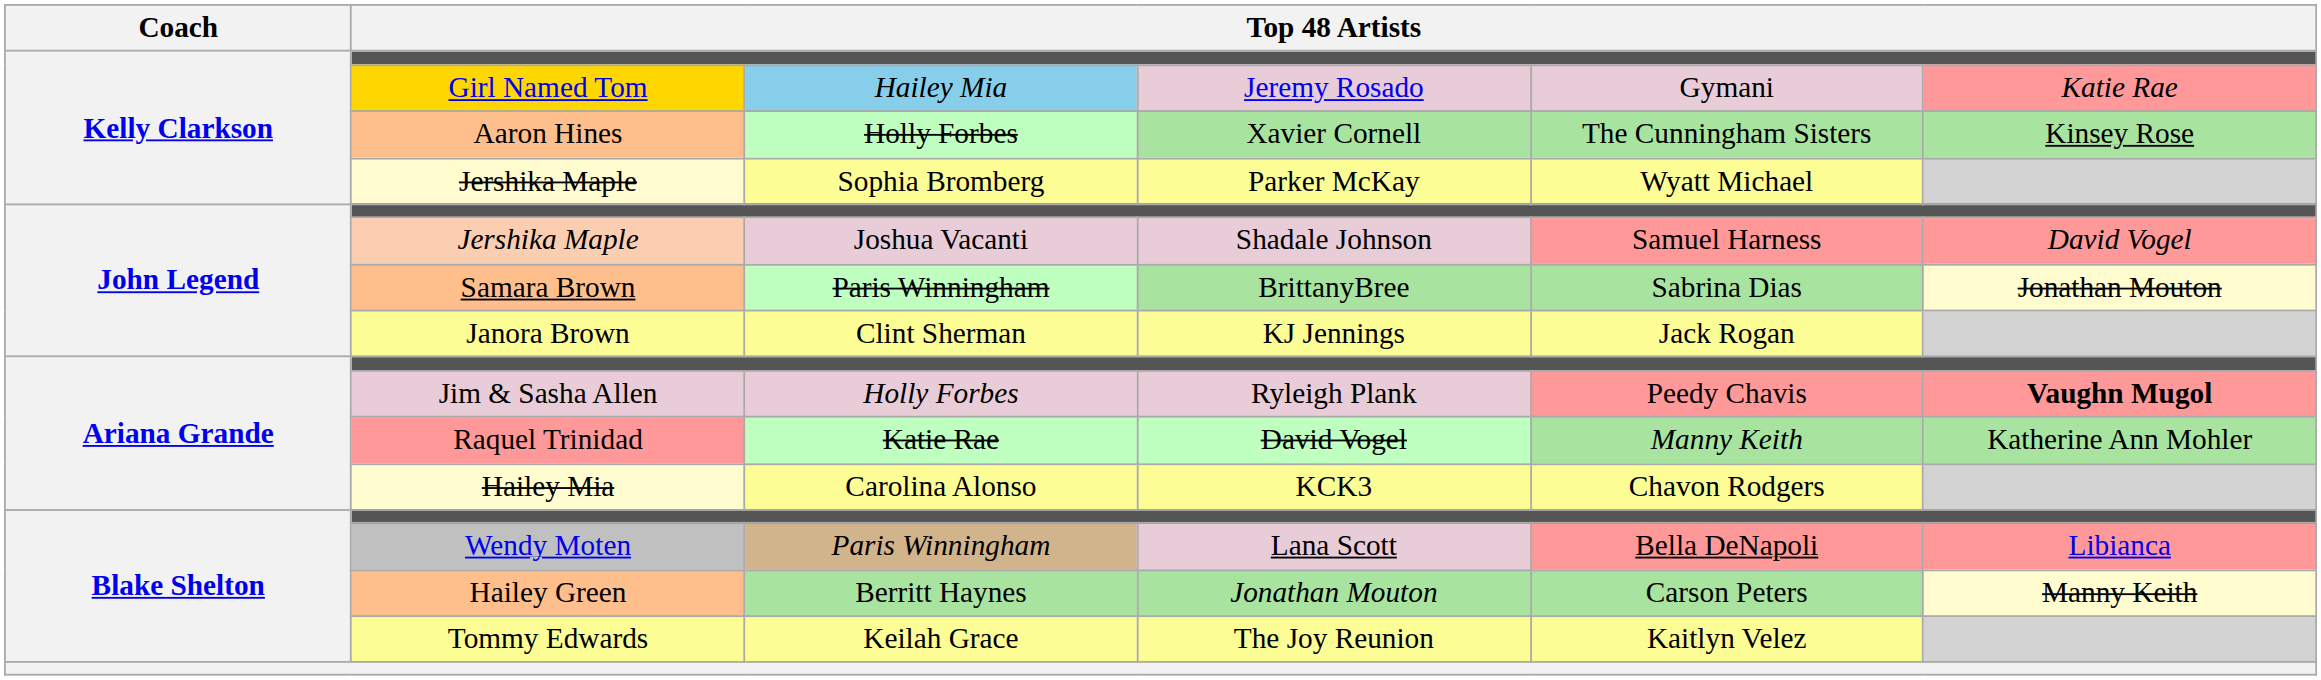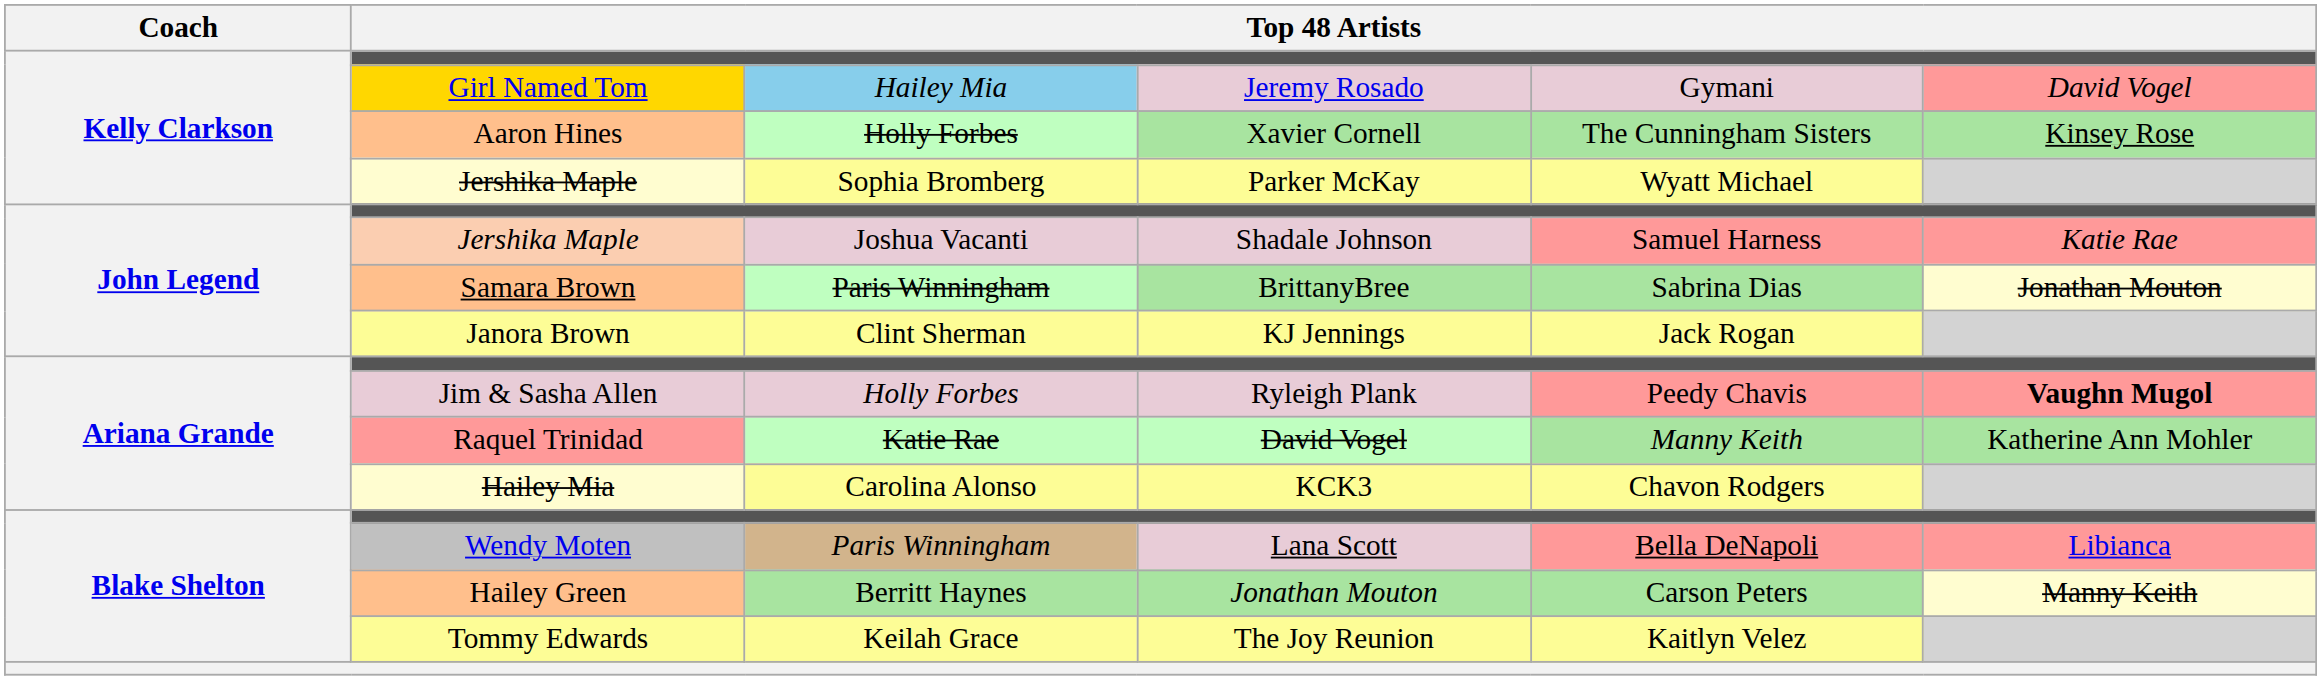(2120, 87) Katie Rae -> (2120, 87) David Vogel
(2120, 240) David Vogel -> (2120, 240) Katie Rae
